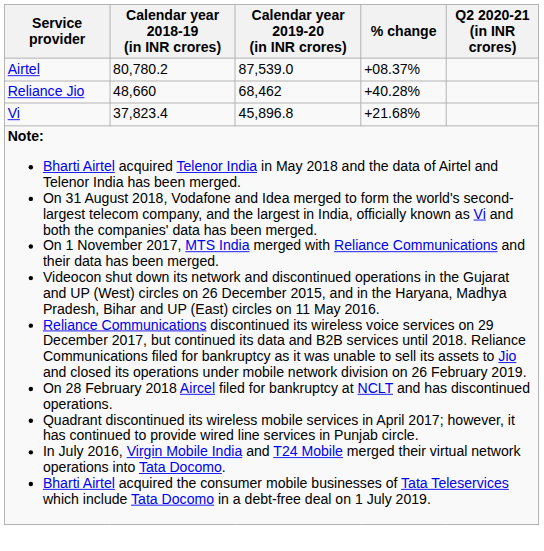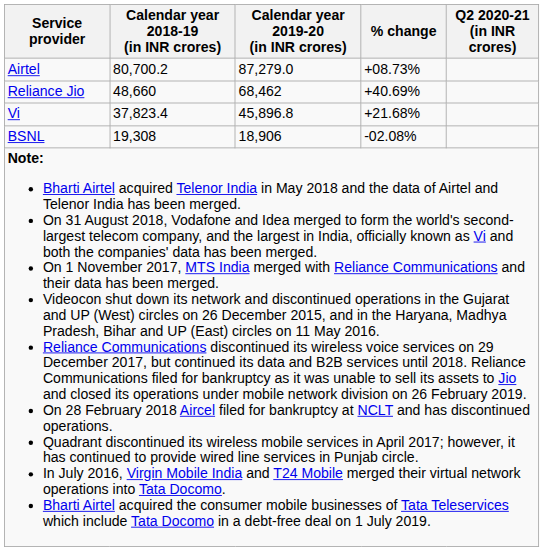(140, 69) 80,780.2 -> (140, 69) 80,700.2
(266, 69) 87,539.0 -> (266, 69) 87,279.0
(392, 69) +08.37% -> (392, 69) +08.73%
(392, 92) +40.28% -> (392, 92) +40.69%
+ row: (26, 136)
